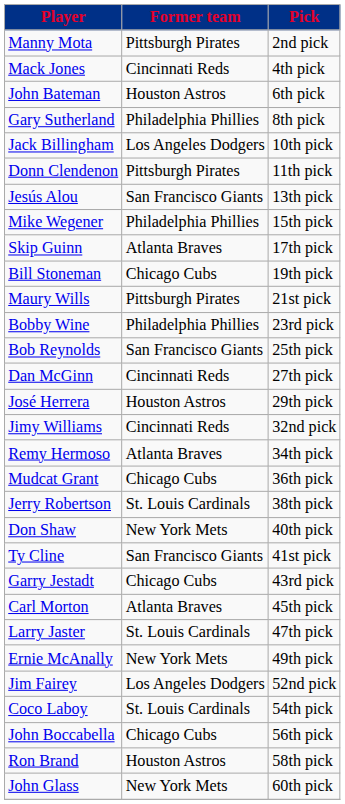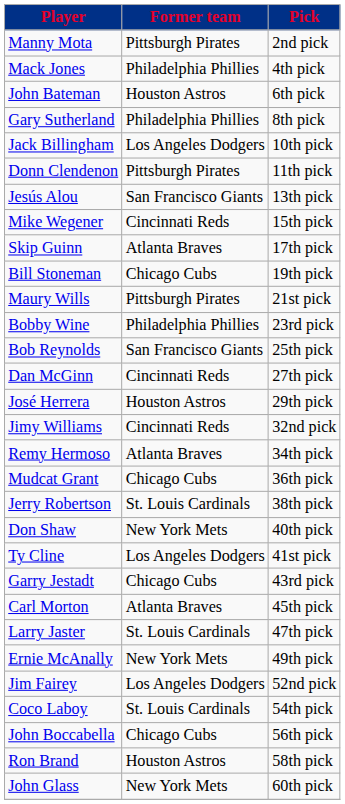(177, 68) Cincinnati Reds -> (192, 68) Philadelphia Phillies
(192, 222) Philadelphia Phillies -> (177, 222) Cincinnati Reds
(194, 555) San Francisco Giants -> (195, 555) Los Angeles Dodgers
